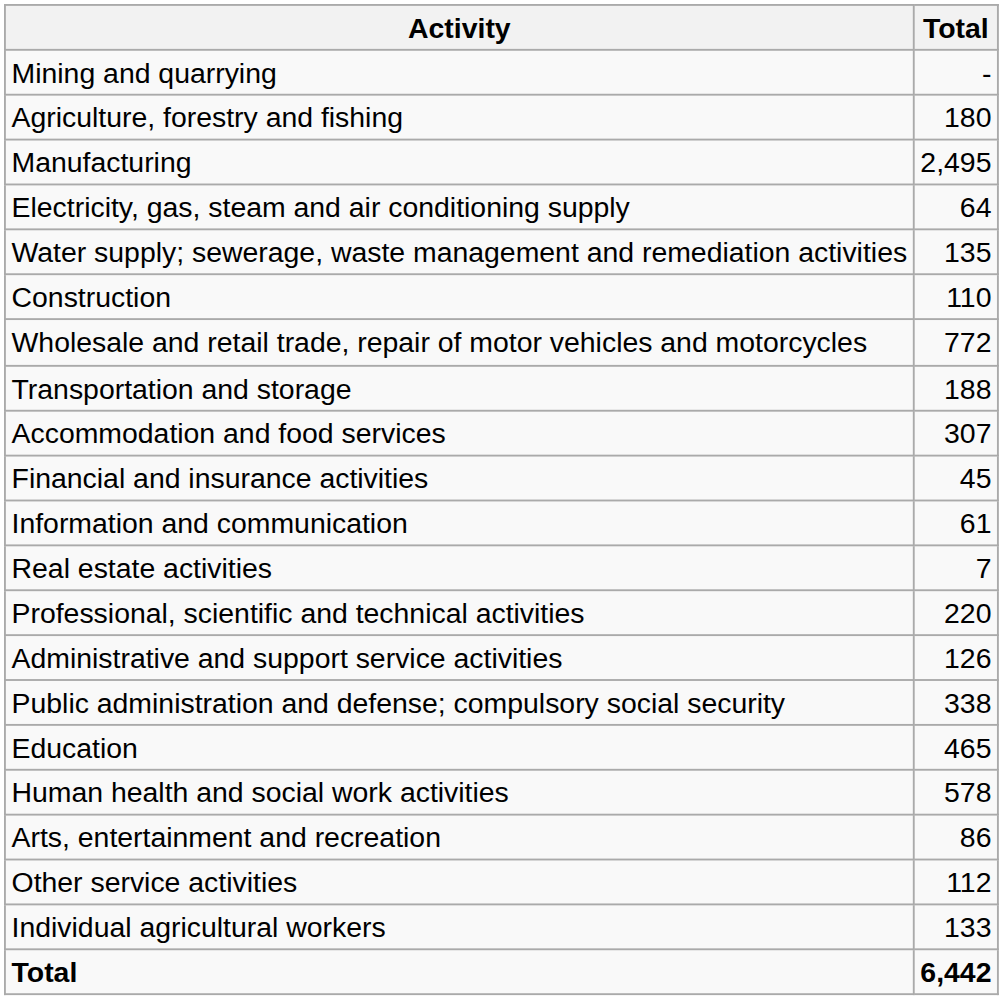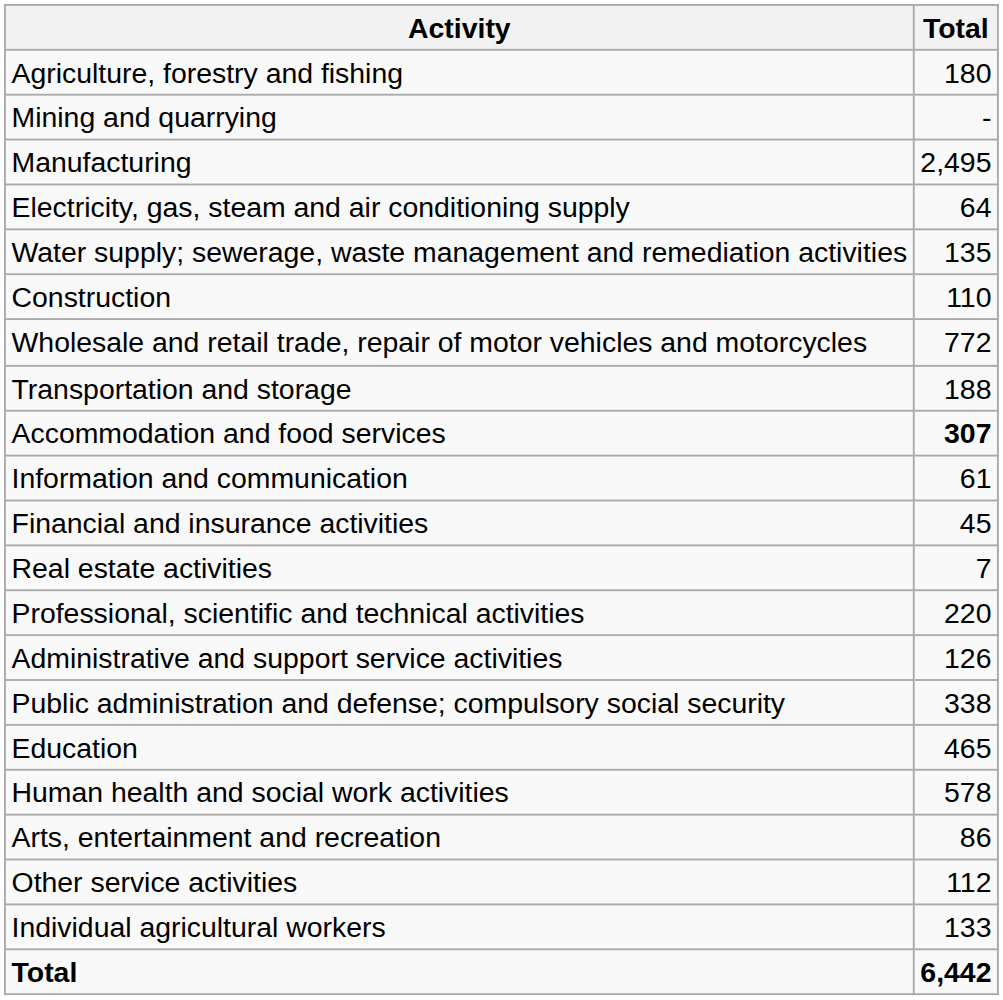rows swapped: (207, 118) <-> (144, 73)
(968, 433) normal -> (968, 433) bold
rows swapped: (210, 523) <-> (220, 478)
